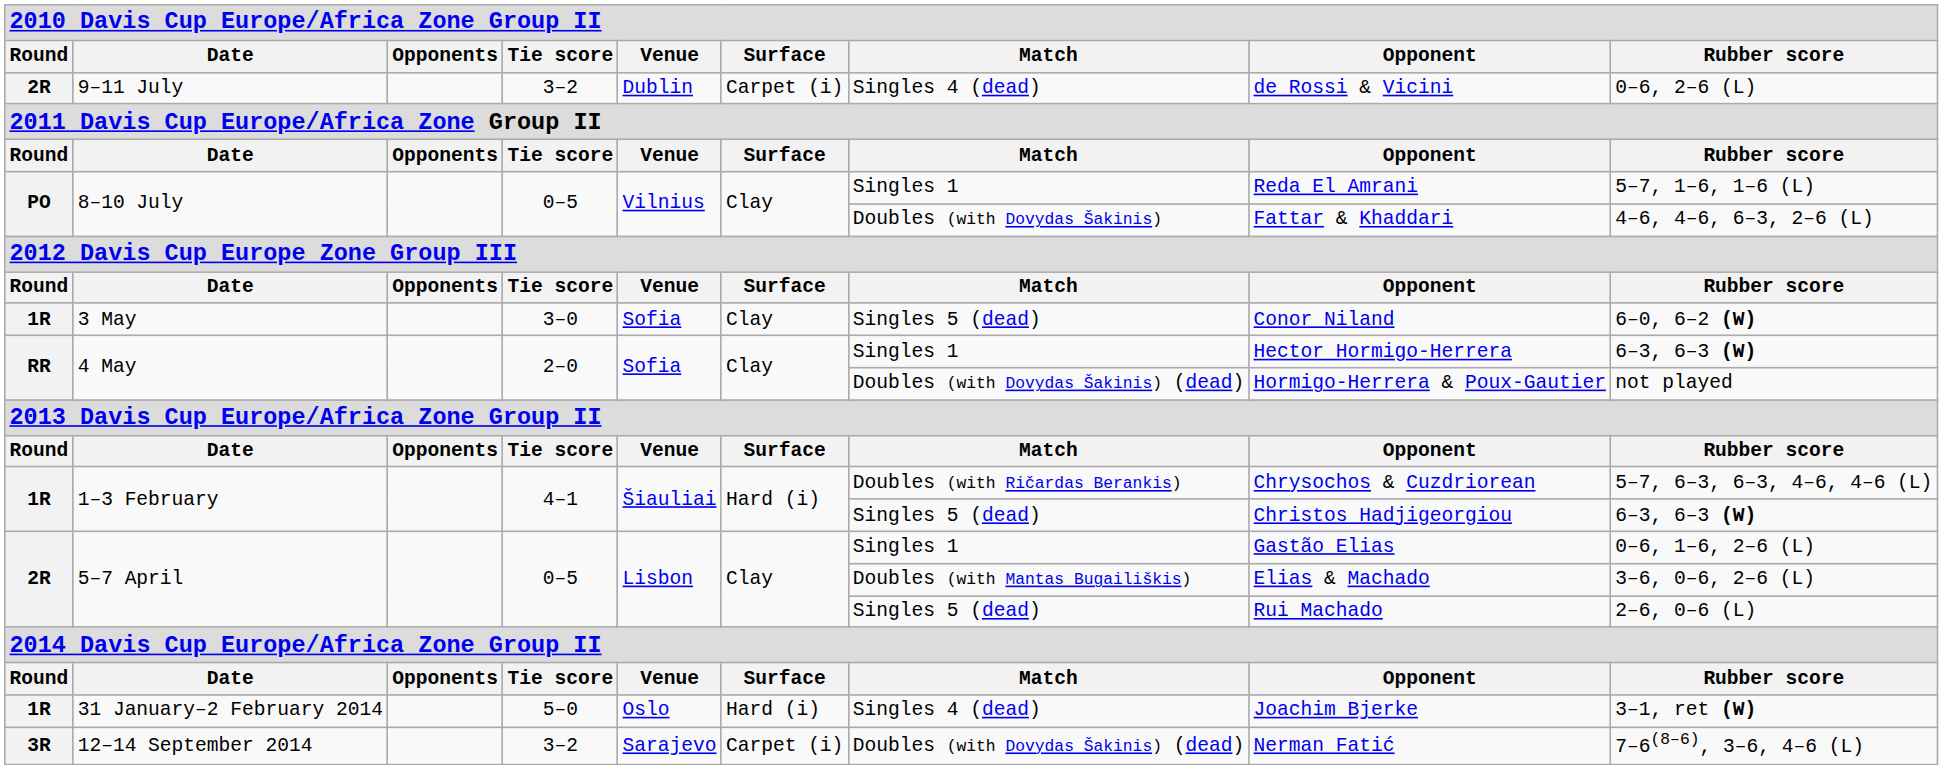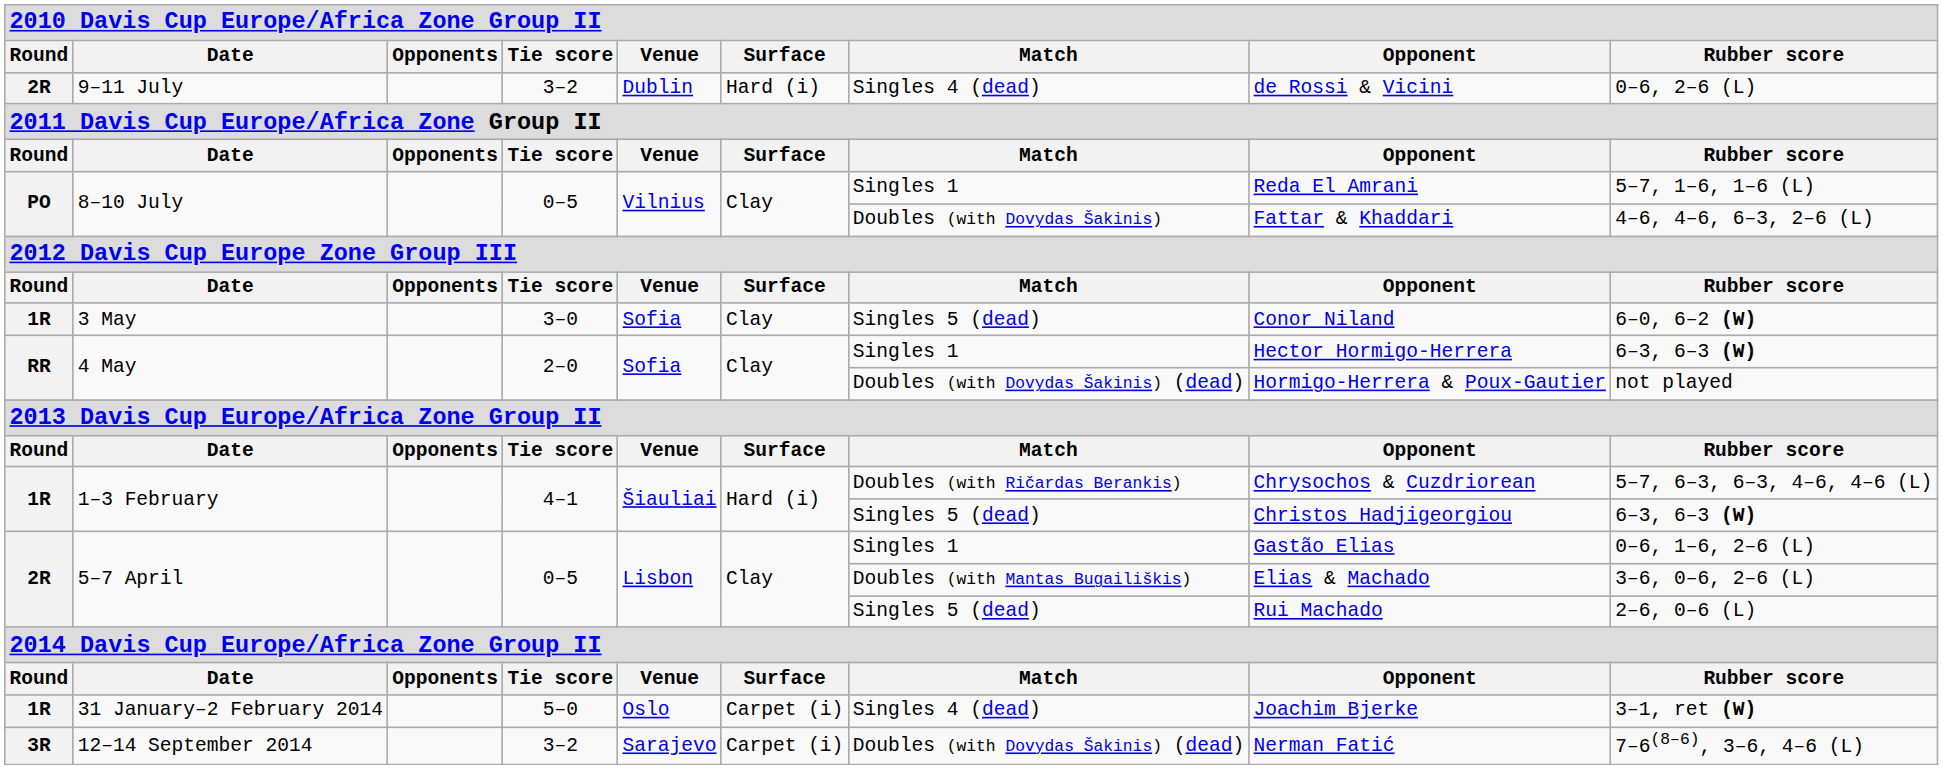(785, 88) Carpet (i) -> (773, 88) Hard (i)
(773, 711) Hard (i) -> (785, 711) Carpet (i)
